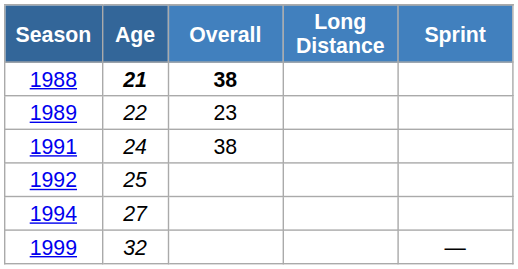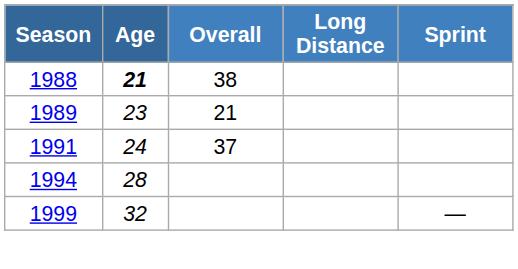(225, 79) bold -> (225, 79) normal
(135, 113) 22 -> (135, 113) 23
(225, 113) 23 -> (225, 113) 21
(225, 147) 38 -> (225, 147) 37
- row: (53, 180)
(135, 214) 27 -> (135, 180) 28
